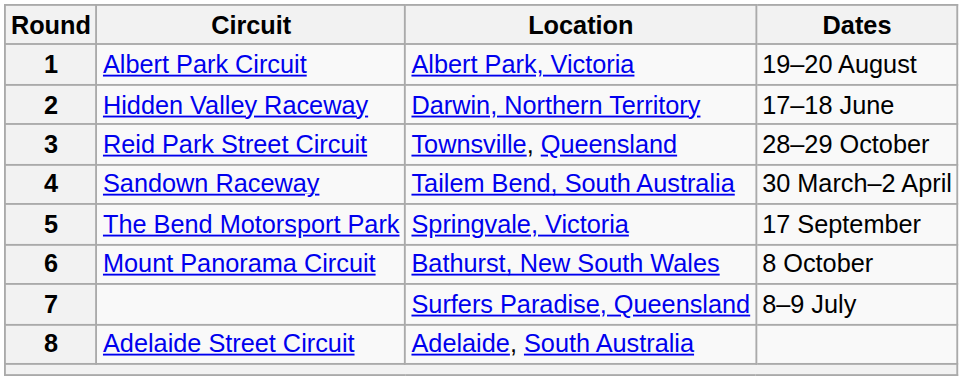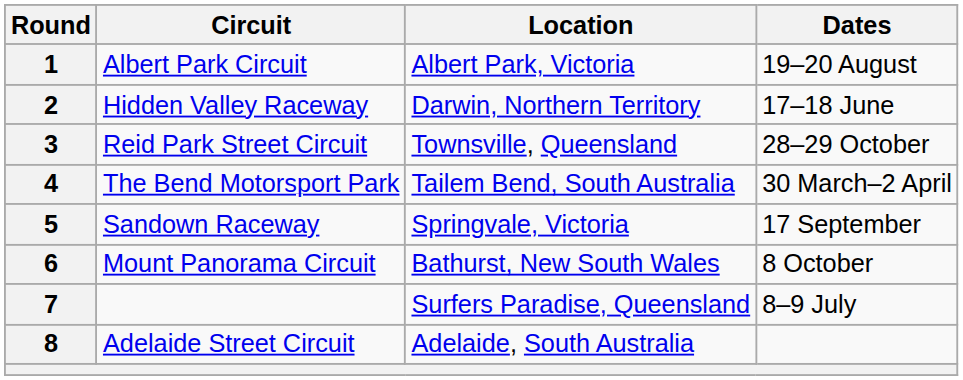(211, 184) Sandown Raceway -> (251, 184) The Bend Motorsport Park
(251, 224) The Bend Motorsport Park -> (211, 224) Sandown Raceway
